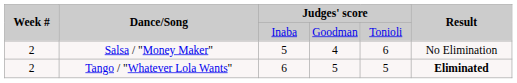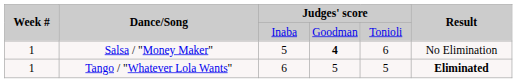(32, 50) 2 -> (32, 50) 1
(335, 50) normal -> (335, 50) bold
(32, 68) 2 -> (32, 68) 1
